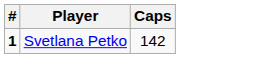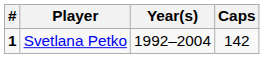+ column: (172, 16)
